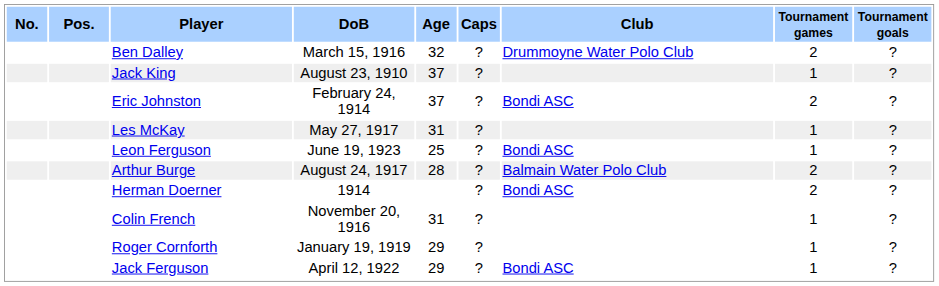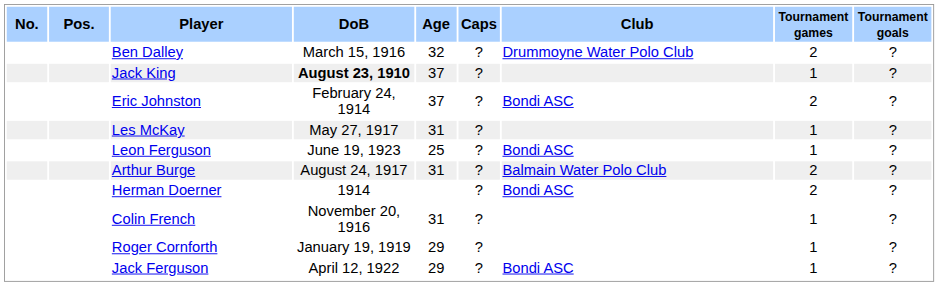(354, 73) normal -> (354, 73) bold
(436, 170) 28 -> (436, 170) 31
